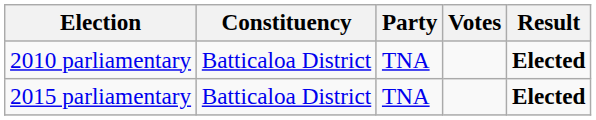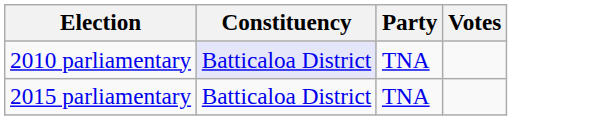- column: (549, 22)
(287, 59) no background -> (287, 59) lavender background
